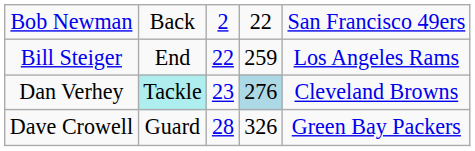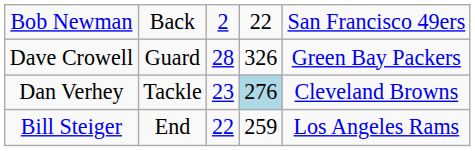rows swapped: (71, 57) <-> (71, 127)
(172, 92) paleturquoise background -> (172, 92) no background
